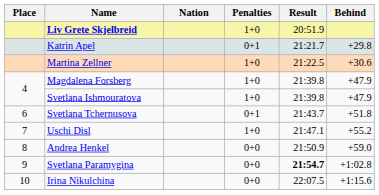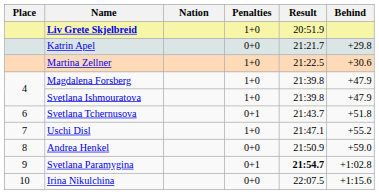(252, 47) 0+1 -> (252, 47) 0+0
(252, 165) 0+0 -> (252, 165) 0+1
